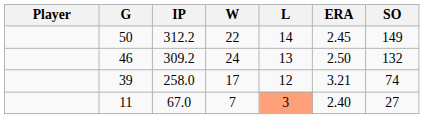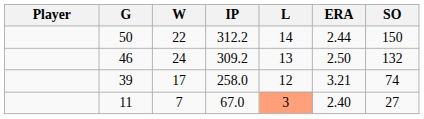columns swapped: (179, 15) <-> (232, 15)
(339, 37) 2.45 -> (339, 37) 2.44
(392, 37) 149 -> (392, 37) 150
